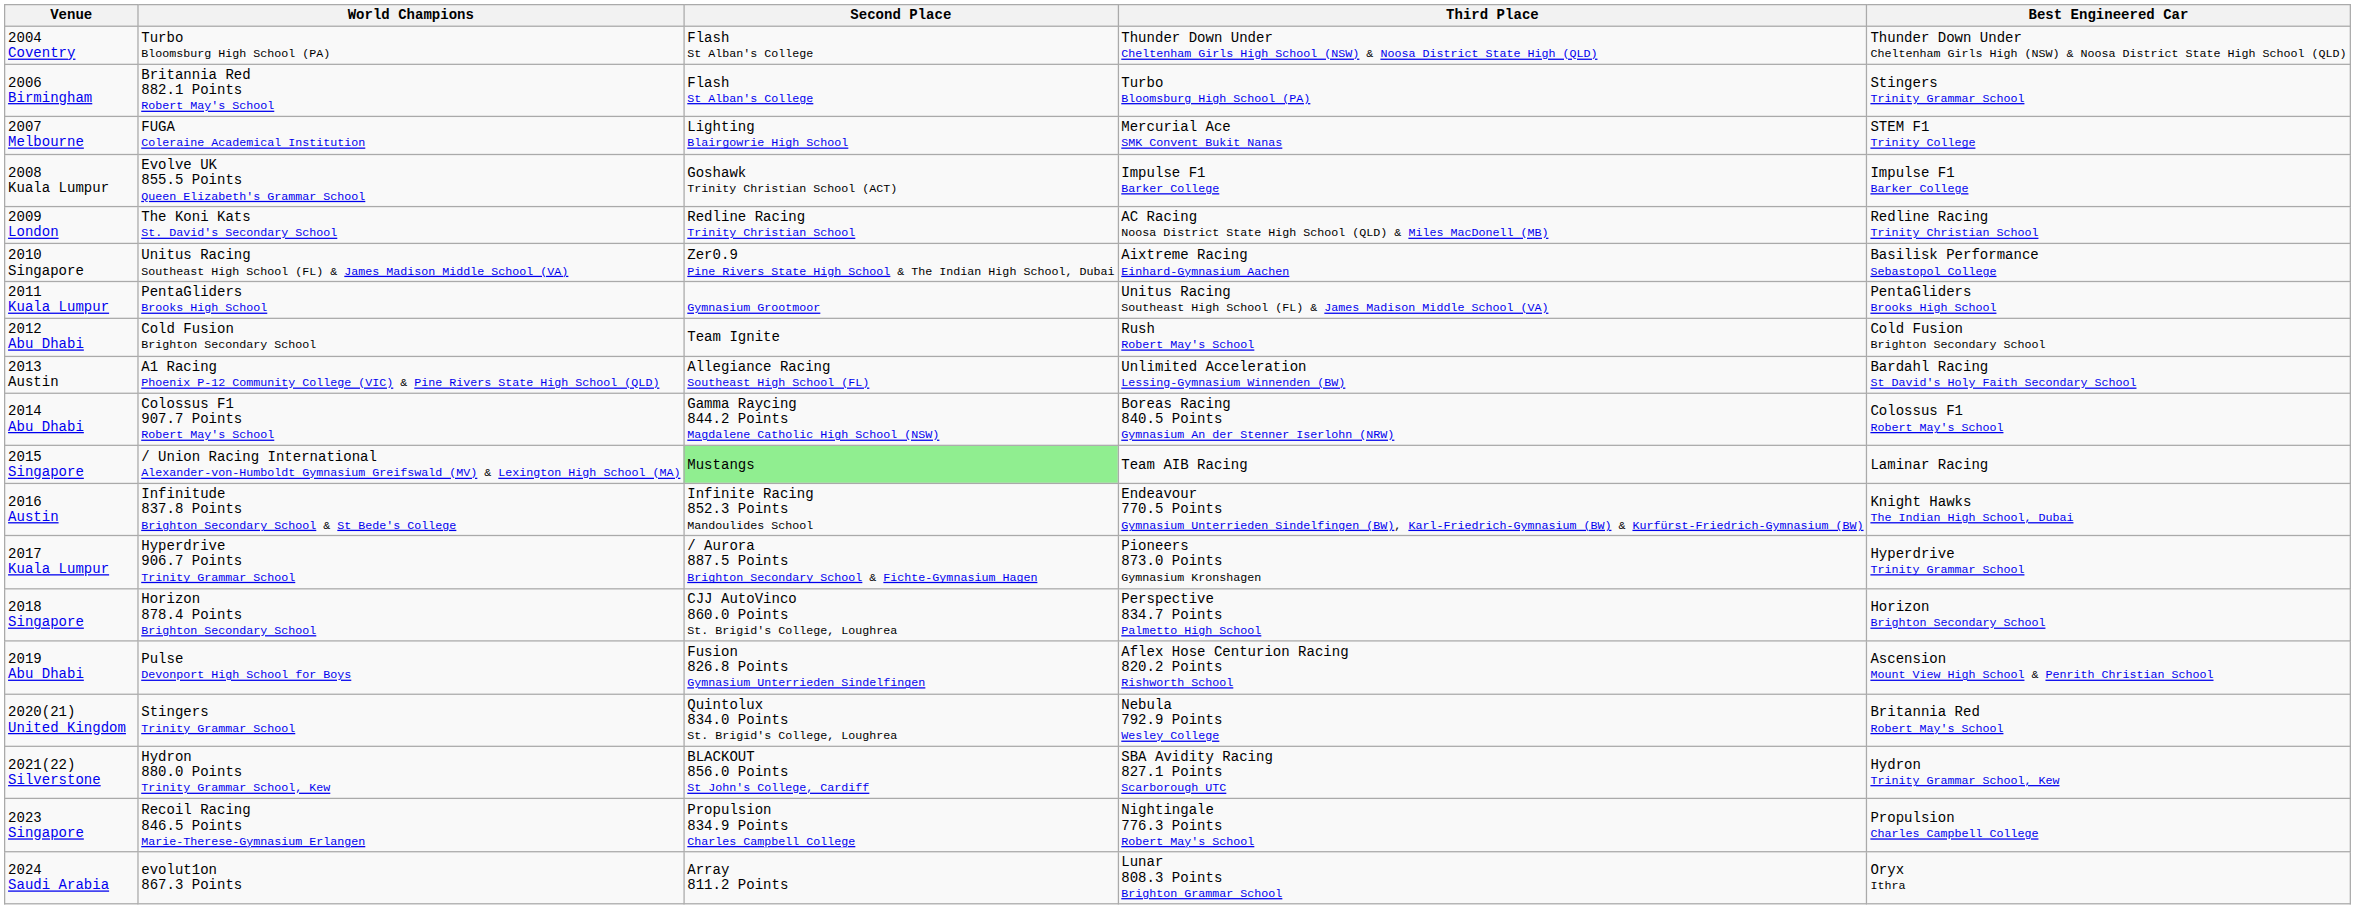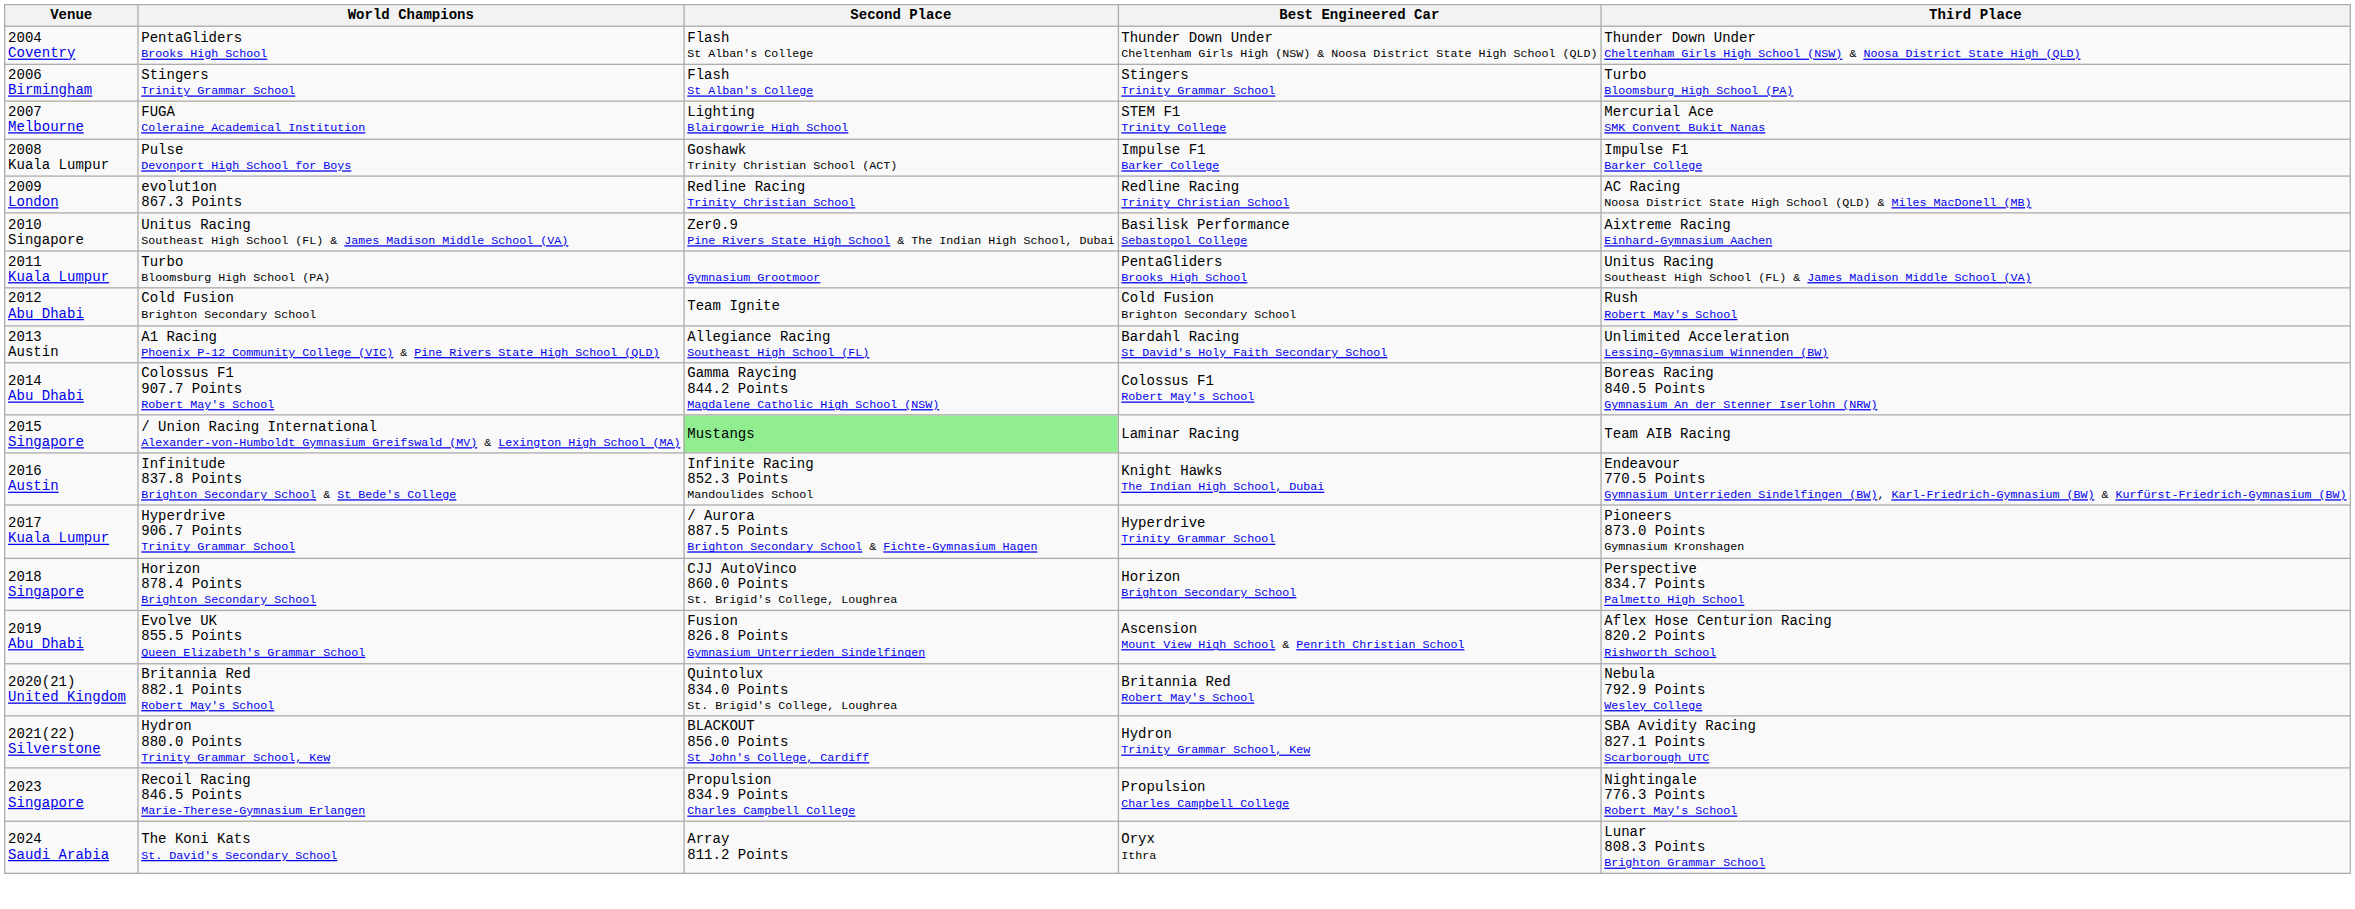columns swapped: (1492, 16) <-> (2108, 16)
(236, 45) Turbo Bloomsburg High School (PA) -> (204, 45) PentaGliders Brooks High School
(208, 90) Britannia Red 882.1 Points Robert May's School -> (218, 83) Stingers Trinity Grammar School
(253, 180) Evolve UK 855.5 Points Queen Elizabeth's Grammar School -> (246, 157) Pulse Devonport High School for Boys
(239, 225) The Koni Kats St. David's Secondary School -> (192, 195) evolut1on 867.3 Points
(204, 300) PentaGliders Brooks High School -> (236, 270) Turbo Bloomsburg High School (PA)
(246, 667) Pulse Devonport High School for Boys -> (253, 637) Evolve UK 855.5 Points Queen Elizabeth's Grammar School
(218, 720) Stingers Trinity Grammar School -> (208, 689) Britannia Red 882.1 Points Robert May's School
(192, 878) evolut1on 867.3 Points -> (239, 847) The Koni Kats St. David's Secondary School
